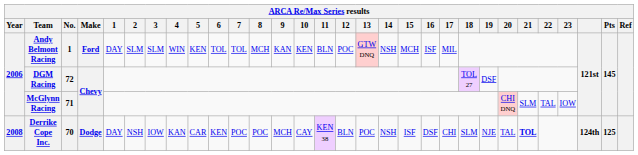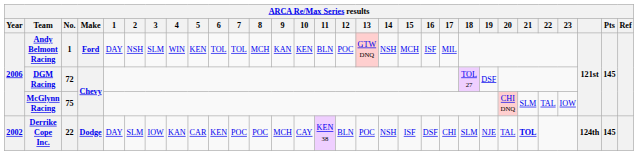(135, 50) SLM -> (135, 50) NSH
(70, 103) 71 -> (70, 103) 75
(14, 133) 2008 -> (14, 133) 2002
(70, 133) 70 -> (70, 133) 22
(135, 133) NSH -> (135, 133) SLM
(609, 133) 125 -> (609, 133) 145
